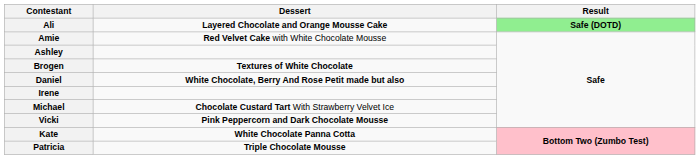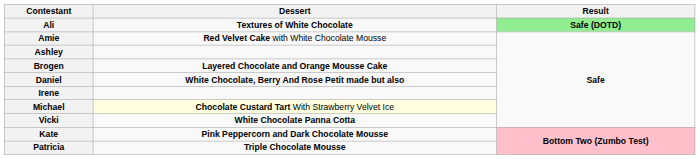(295, 25) Layered Chocolate and Orange Mousse Cake -> (295, 25) Textures of White Chocolate
(295, 66) Textures of White Chocolate -> (295, 66) Layered Chocolate and Orange Mousse Cake
(295, 107) no background -> (295, 107) lightyellow background
(295, 121) Pink Peppercorn and Dark Chocolate Mousse -> (295, 121) White Chocolate Panna Cotta
(295, 134) White Chocolate Panna Cotta -> (295, 134) Pink Peppercorn and Dark Chocolate Mousse
